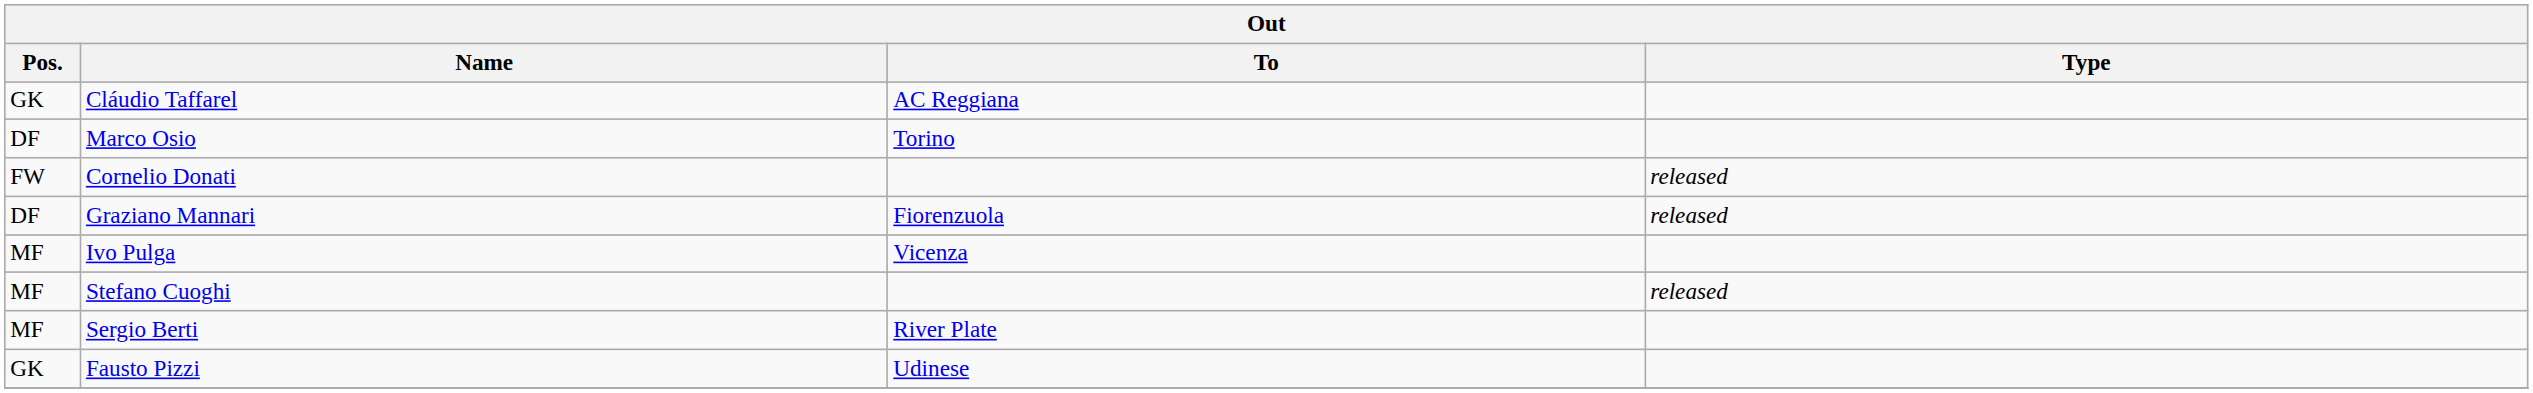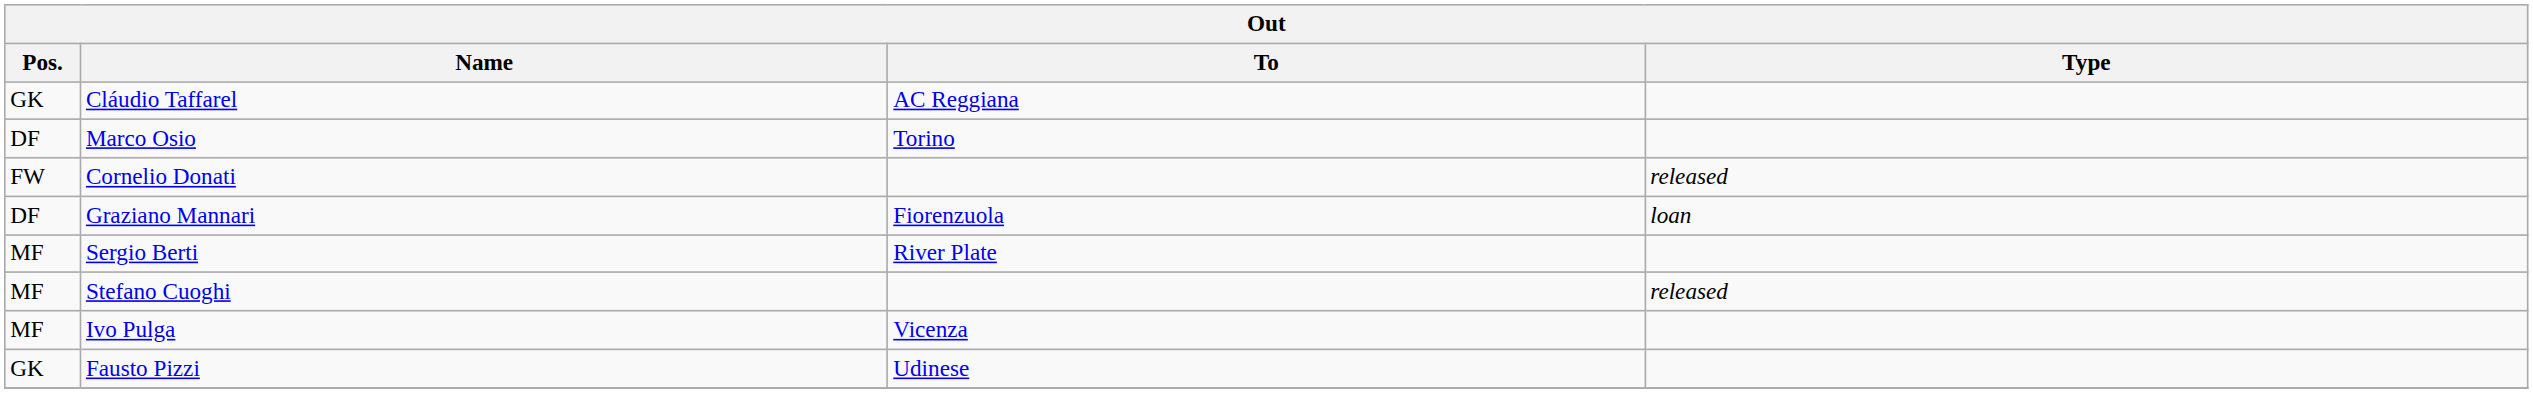(1689, 215) released -> (1671, 215) loan
rows swapped: (142, 329) <-> (131, 253)
